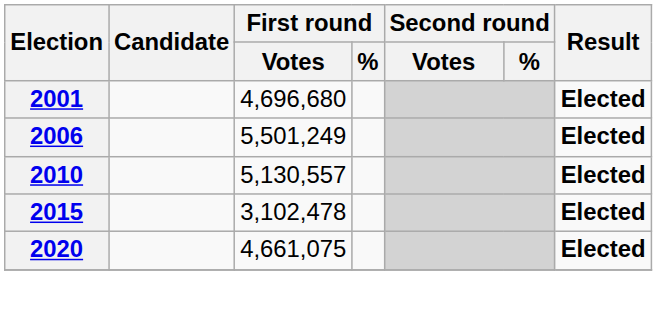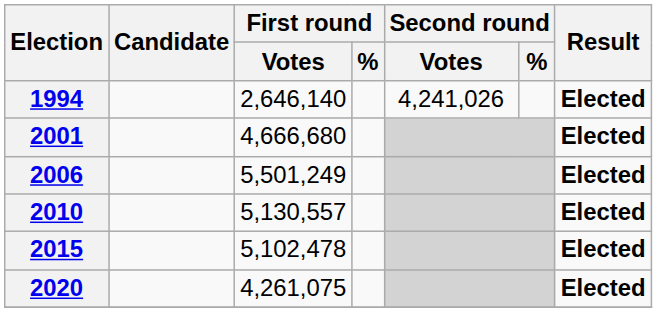+ row: (57, 99)
(293, 99) 4,696,680 -> (293, 136) 4,666,680
(293, 212) 3,102,478 -> (293, 250) 5,102,478
(293, 250) 4,661,075 -> (293, 288) 4,261,075
